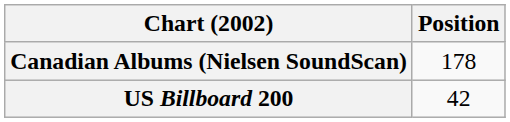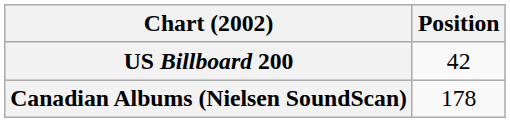rows swapped: (209, 60) <-> (209, 98)
